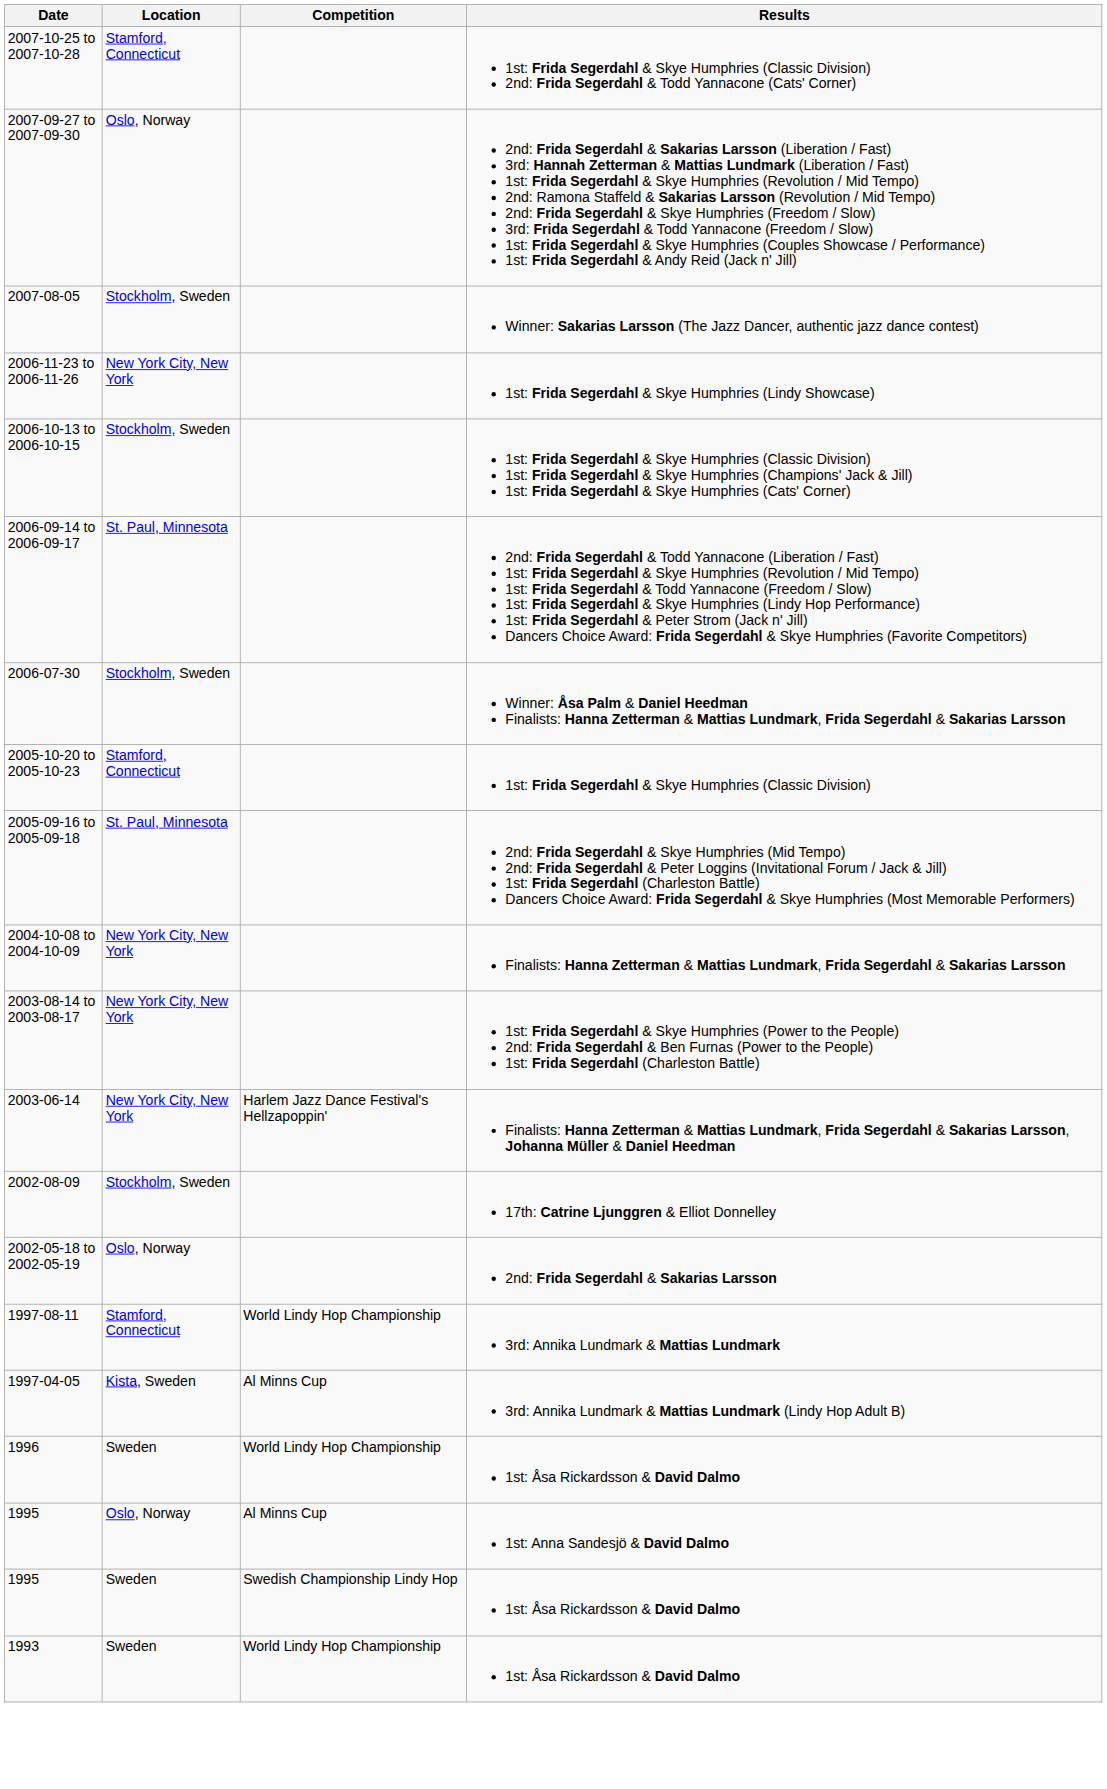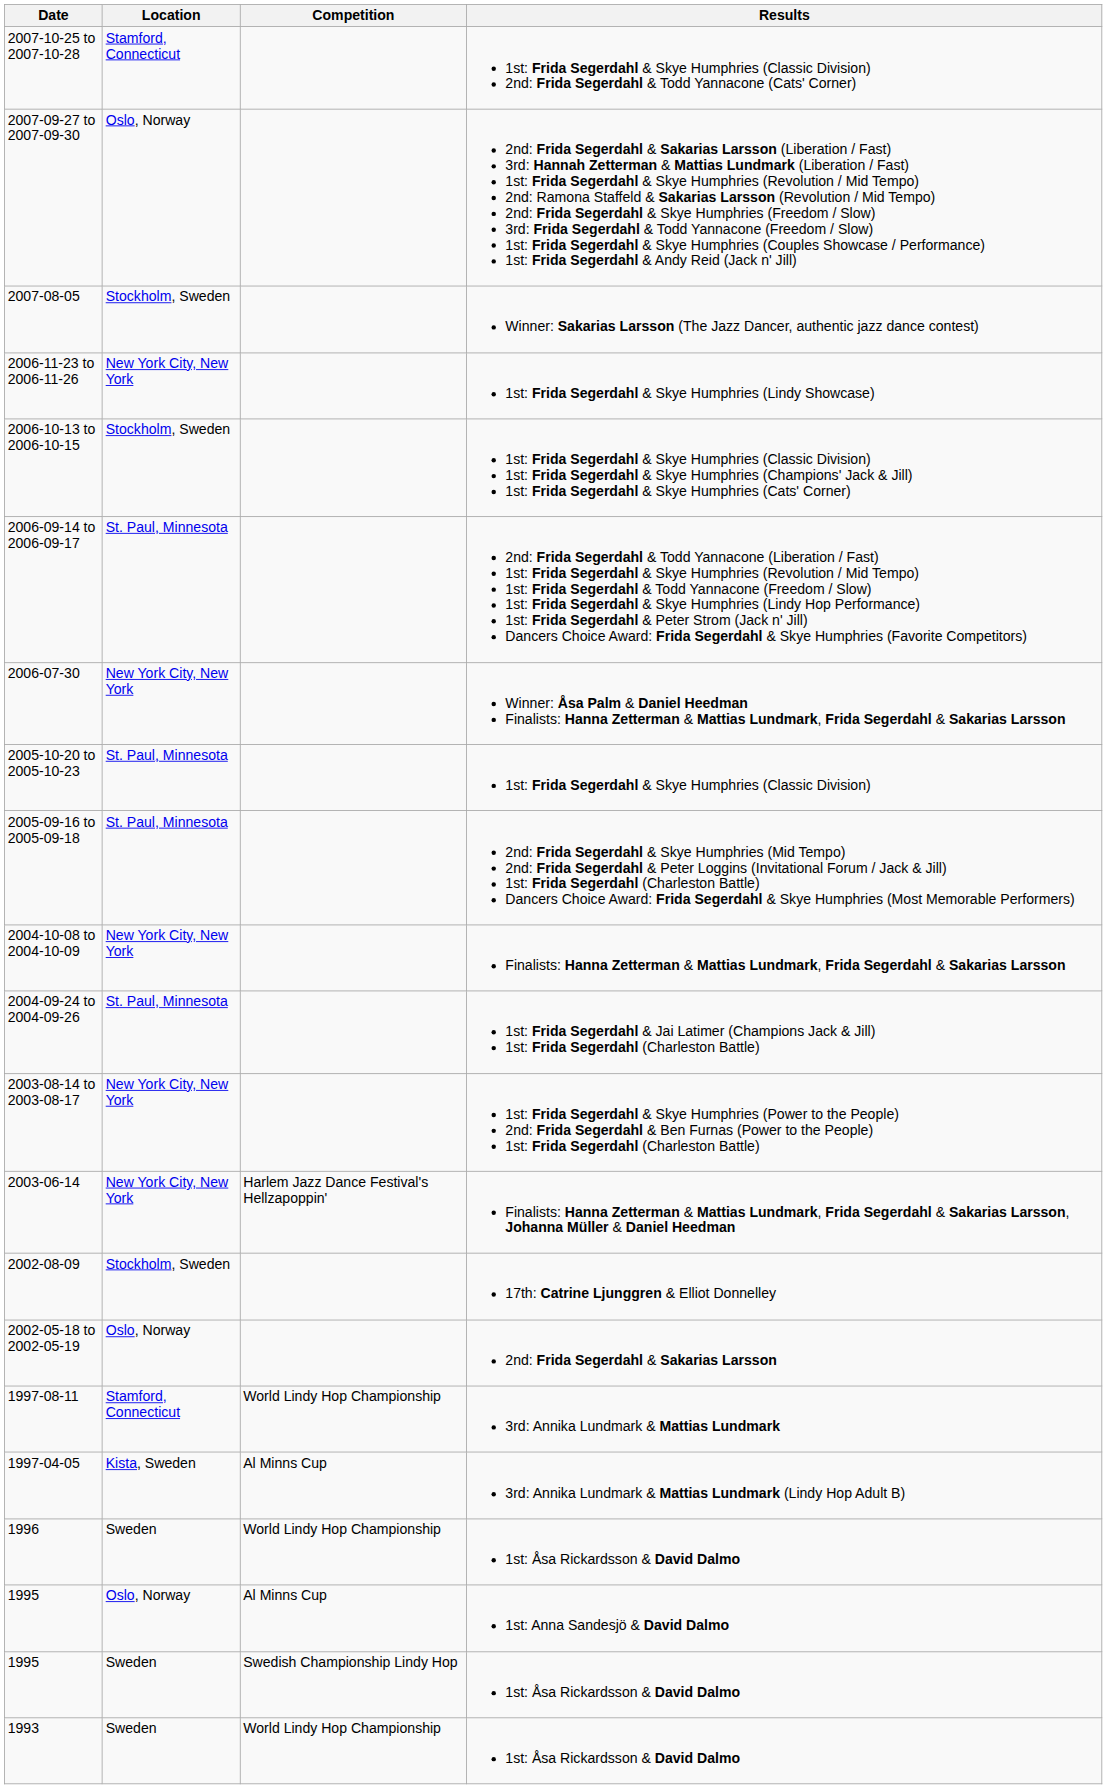(168, 673) Stockholm, Sweden -> (167, 681) New York City, New York
(143, 763) Stamford, Connecticut -> (167, 755) St. Paul, Minnesota
+ row: (52, 1010)
